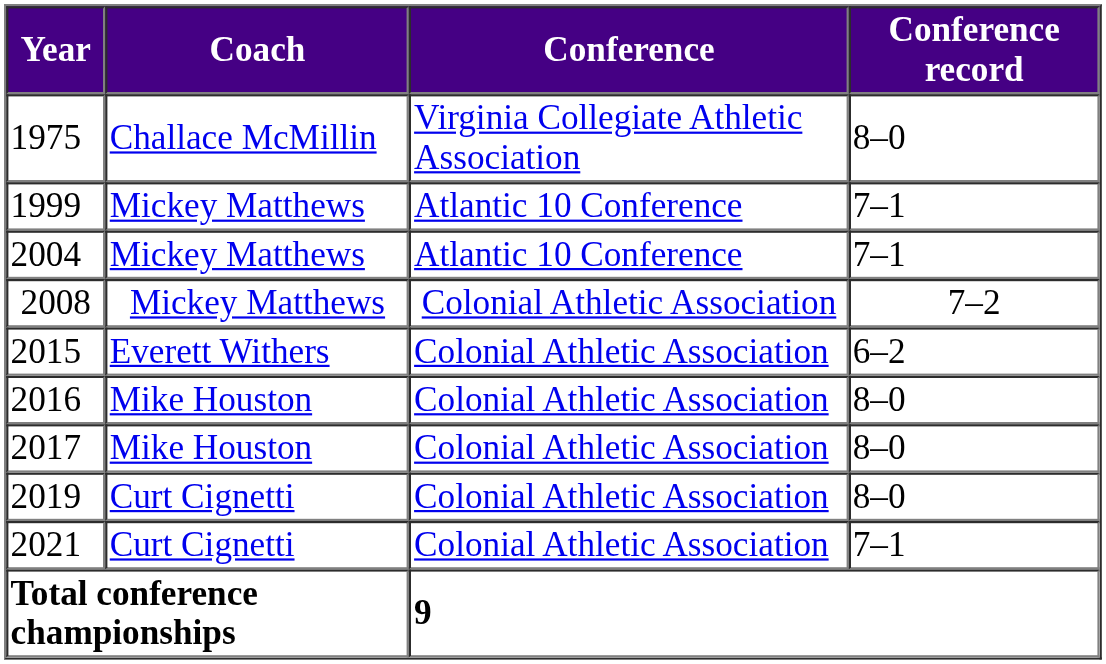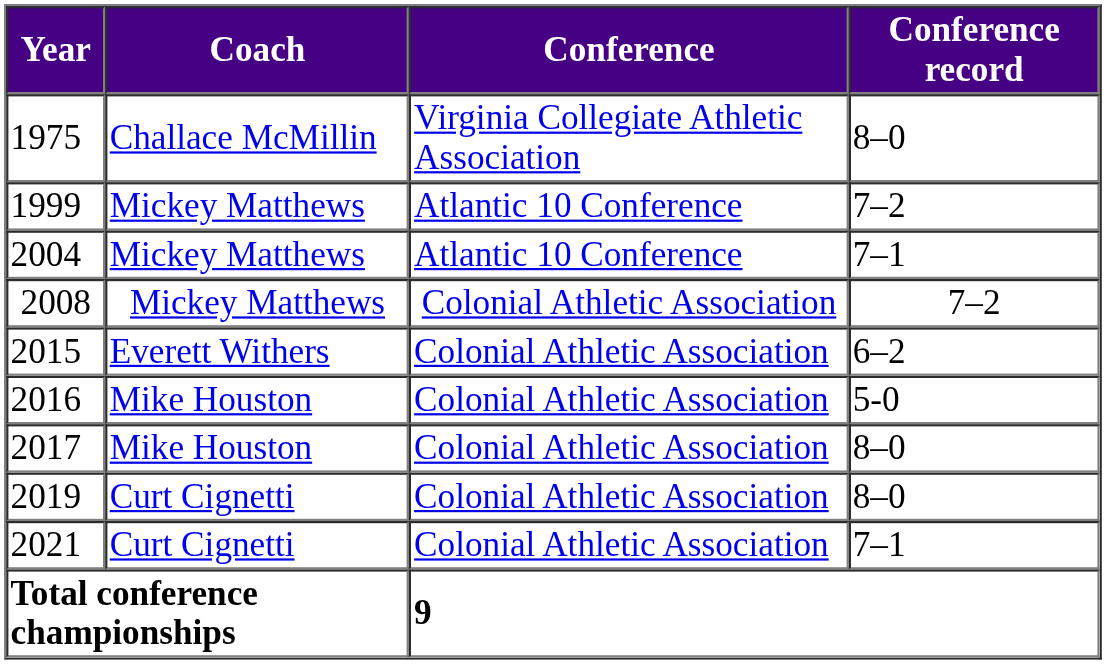(879, 205) 7–1 -> (879, 205) 7–2
(879, 399) 8–0 -> (876, 399) 5-0
